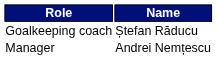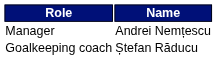rows swapped: (30, 48) <-> (59, 31)
